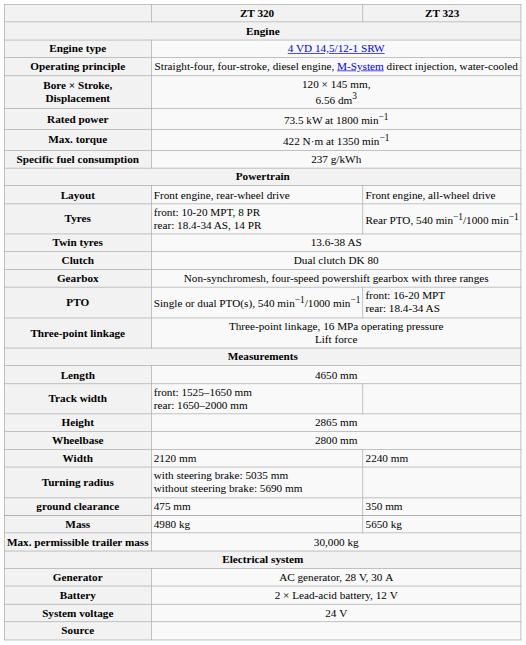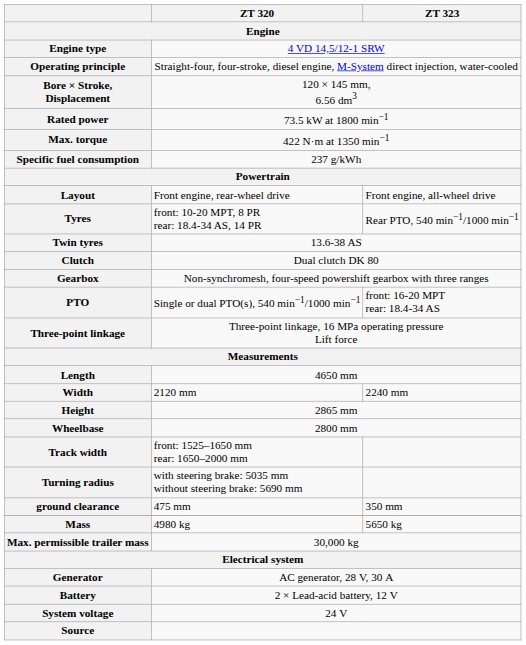rows swapped: (78, 458) <-> (78, 398)
